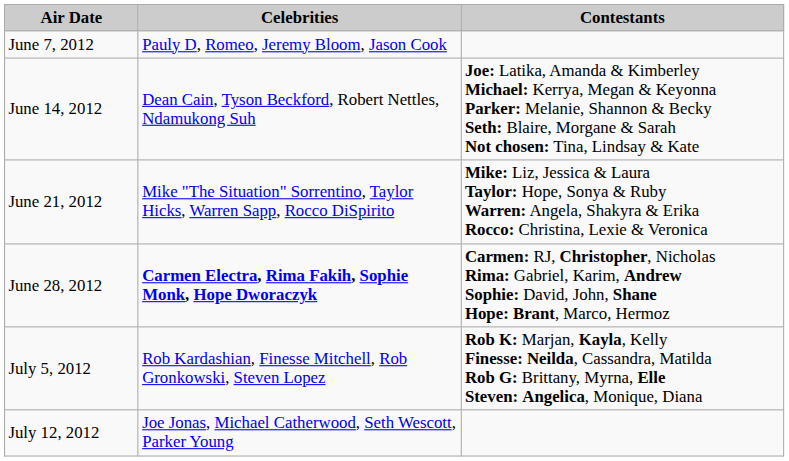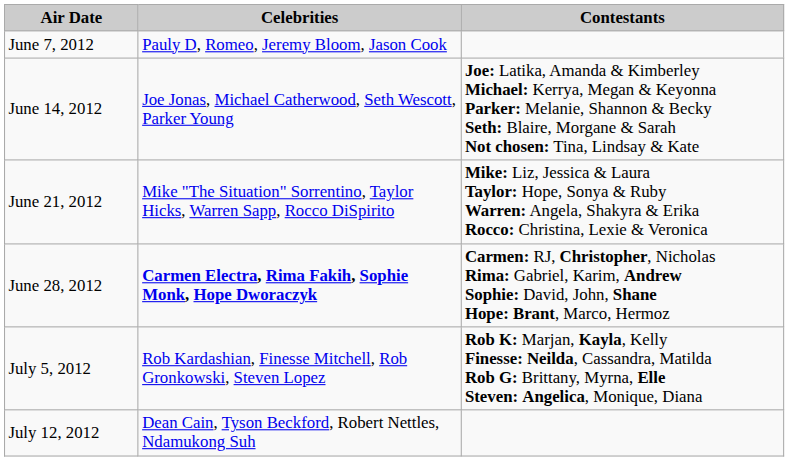(291, 108) Dean Cain, Tyson Beckford, Robert Nettles, Ndamukong Suh -> (299, 108) Joe Jonas, Michael Catherwood, Seth Wescott, Parker Young
(299, 432) Joe Jonas, Michael Catherwood, Seth Wescott, Parker Young -> (291, 432) Dean Cain, Tyson Beckford, Robert Nettles, Ndamukong Suh
